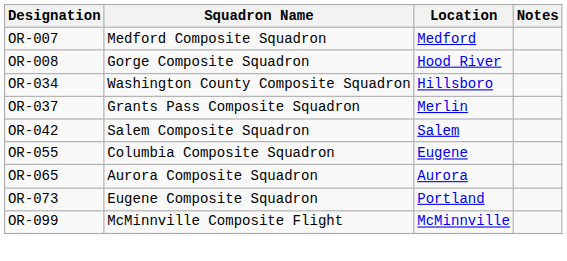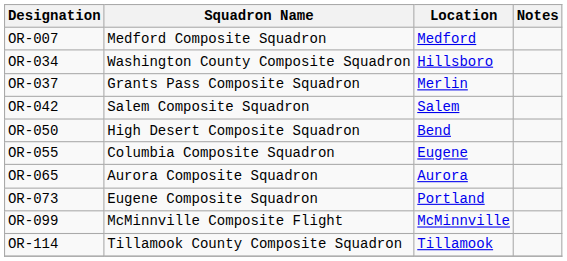- row: (33, 62)
+ row: (33, 130)
+ row: (33, 245)
